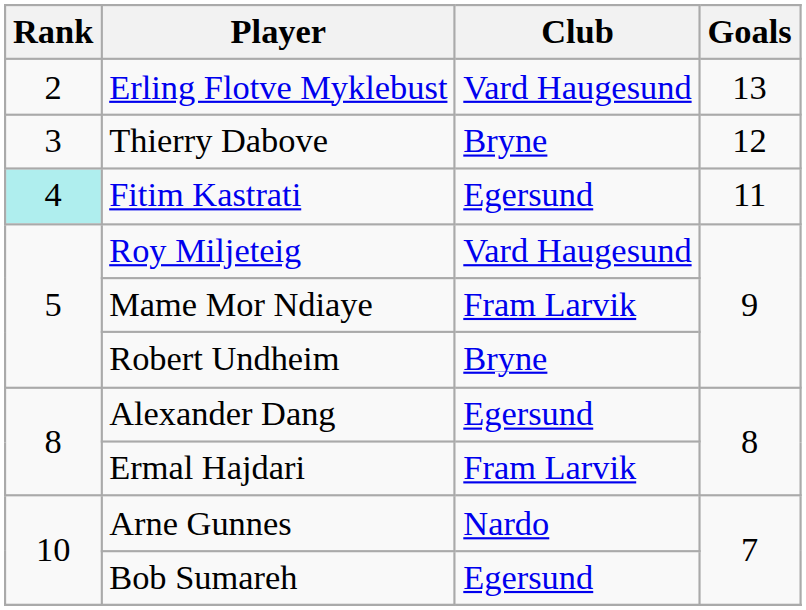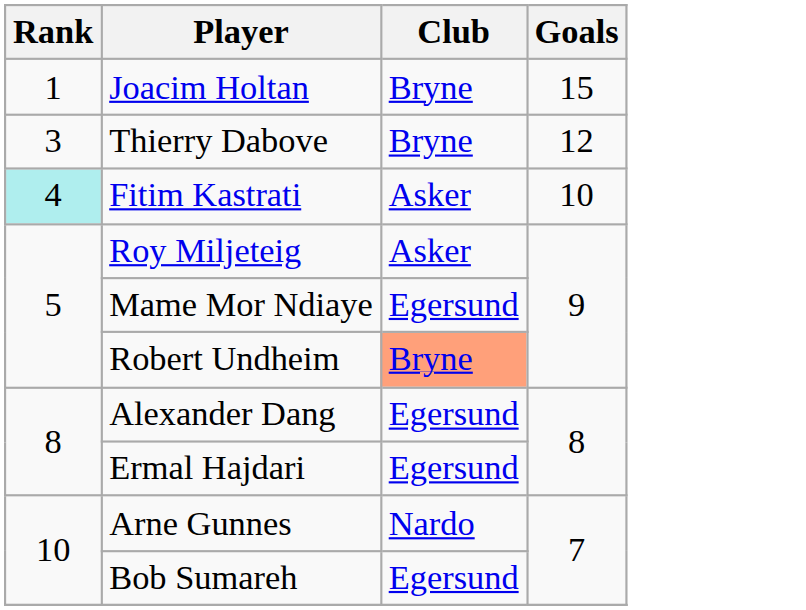+ row: (209, 86)
- row: (278, 86)
(528, 195) Egersund -> (430, 195) Asker
(750, 195) 11 -> (577, 195) 10
(577, 250) Vard Haugesund -> (430, 250) Asker
(550, 304) Fram Larvik -> (454, 304) Egersund
(505, 359) no background -> (431, 359) lightsalmon background
(550, 468) Fram Larvik -> (454, 468) Egersund
